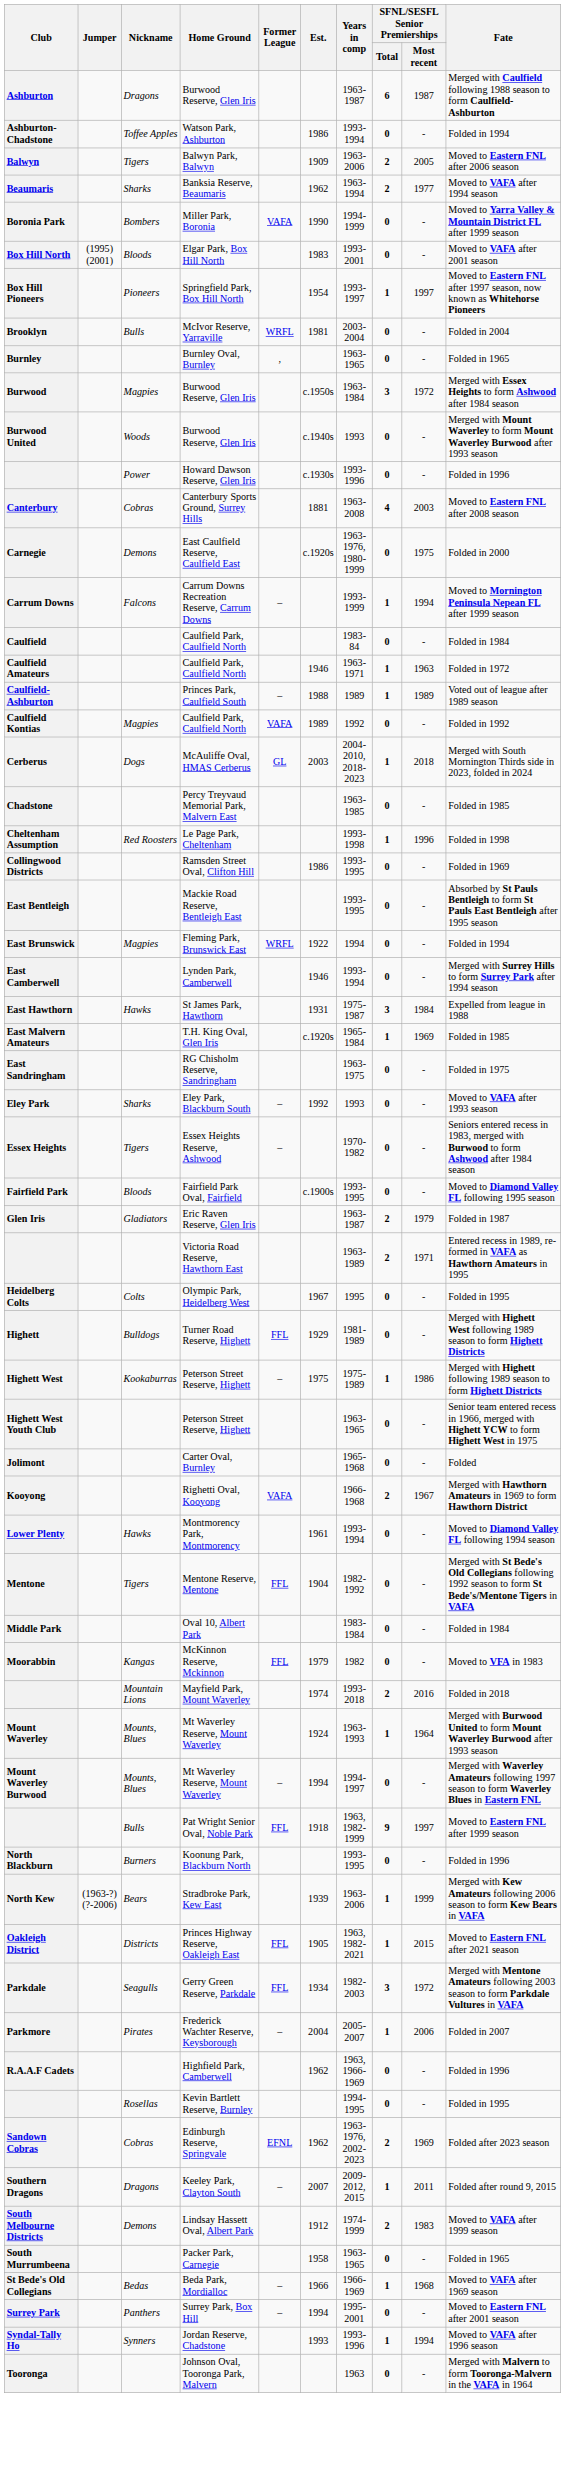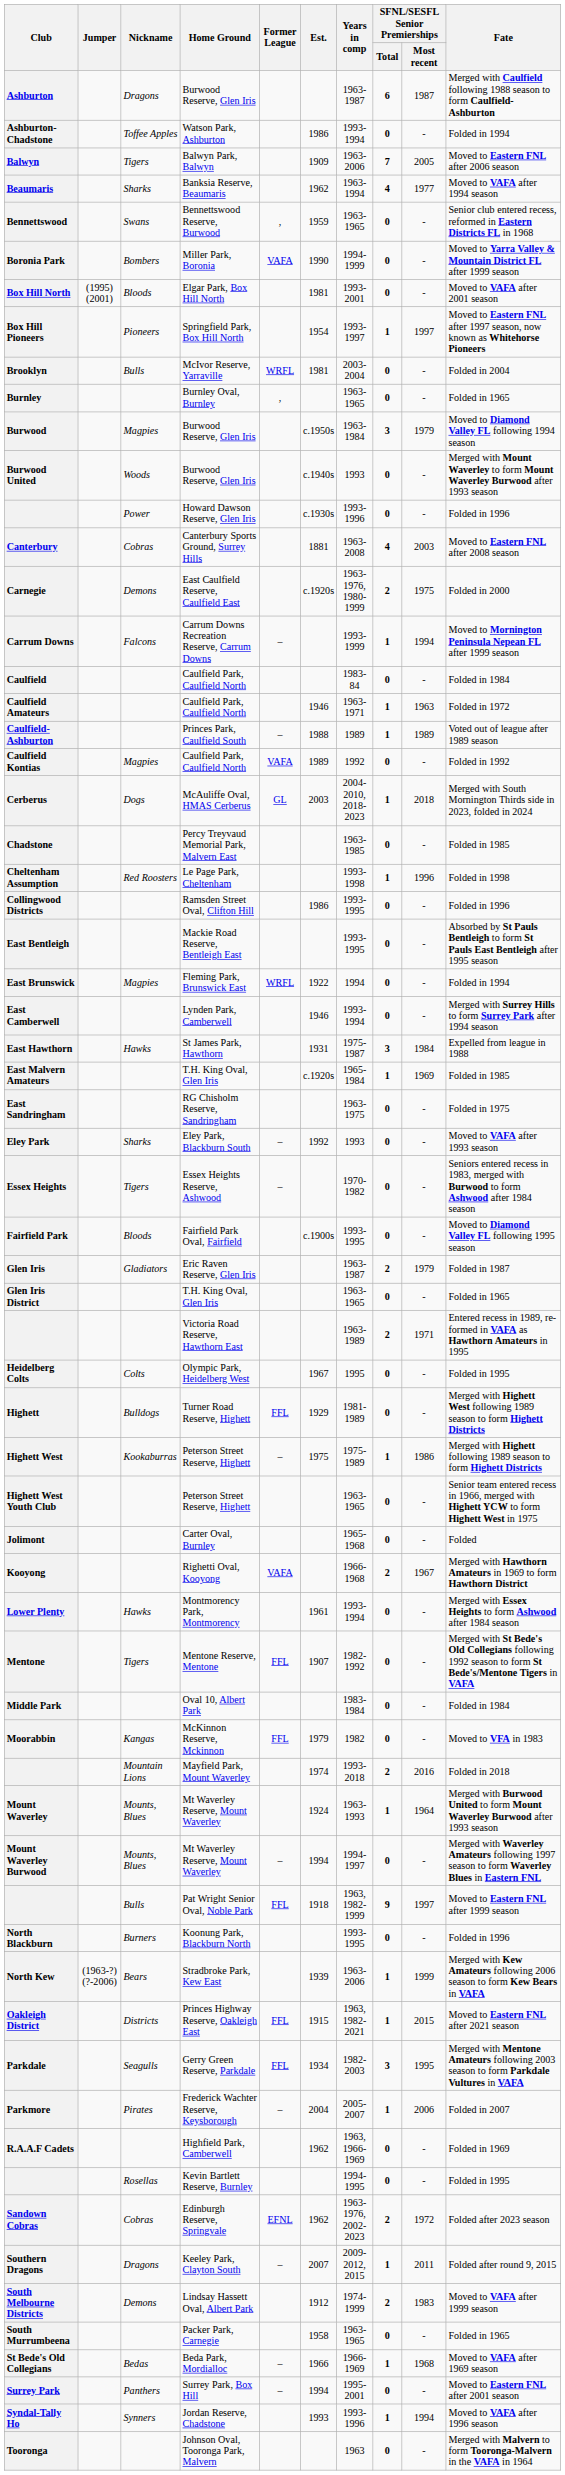(387, 161) 2 -> (387, 161) 7
(387, 188) 2 -> (387, 188) 4
+ row: (37, 221)
(318, 254) 1983 -> (319, 293) 1981
(424, 392) 1972 -> (424, 431) 1979
(502, 392) Merged with Essex Heights to form Ashwood after 1984 season -> (502, 431) Moved to Diamond Valley FL following 1994 season
(387, 552) 0 -> (387, 591) 2
(479, 866) Folded in 1969 -> (479, 905) Folded in 1996
+ row: (26, 1296)
(503, 1534) Moved to Diamond Valley FL following 1994 season -> (502, 1611) Merged with Essex Heights to form Ashwood after 1984 season
(318, 1584) 1904 -> (319, 1661) 1907
(318, 1943) 1905 -> (319, 2021) 1915
(424, 1988) 1972 -> (424, 2065) 1995
(479, 2071) Folded in 1996 -> (479, 2148) Folded in 1969
(424, 2142) 1969 -> (424, 2220) 1972
